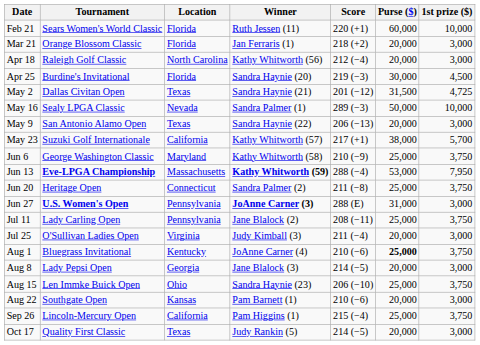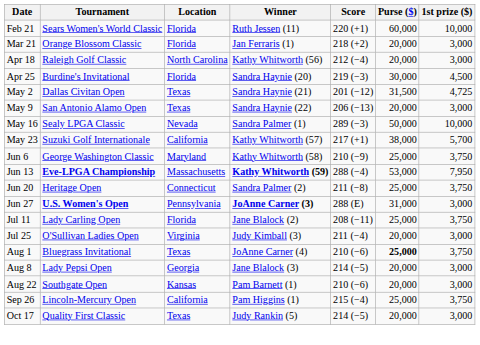rows swapped: (20, 124) <-> (22, 108)
(194, 220) Pennsylvania -> (182, 220) Florida
(187, 252) Kentucky -> (179, 252) Texas
- row: (22, 284)
